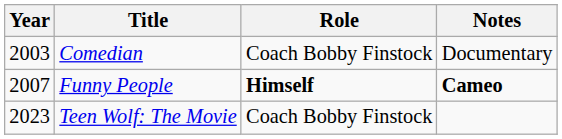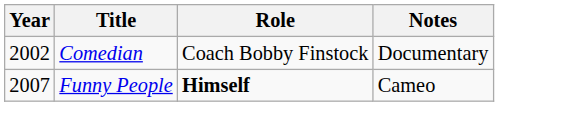(30, 52) 2003 -> (30, 52) 2002
(472, 85) bold -> (407, 85) normal
- row: (148, 117)
